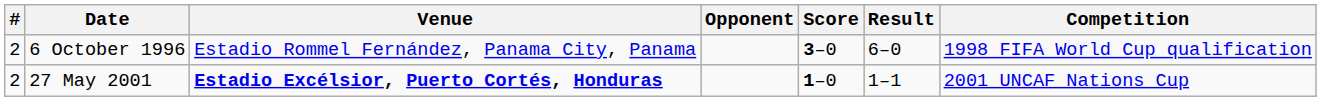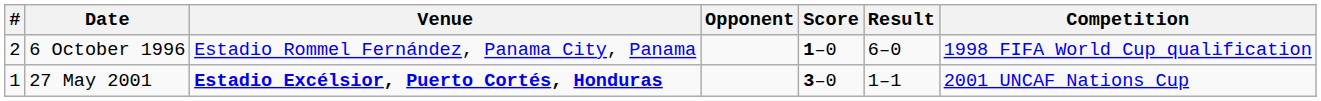(820, 50) 3–0 -> (820, 50) 1–0
(15, 80) 2 -> (15, 80) 1
(820, 80) 1–0 -> (820, 80) 3–0
